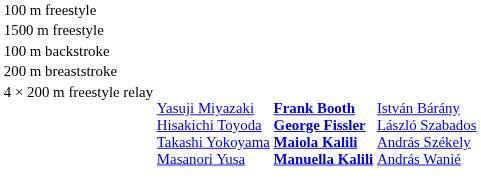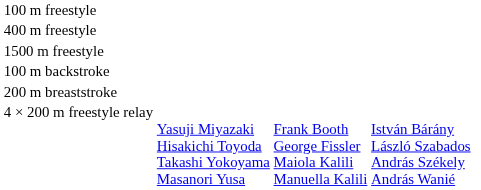+ row: (50, 30)
(323, 133) bold -> (320, 154) normal
